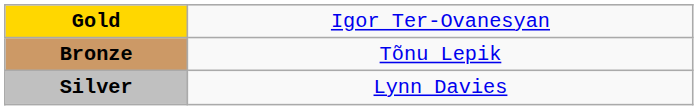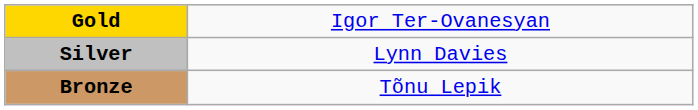rows swapped: (96, 87) <-> (96, 54)
